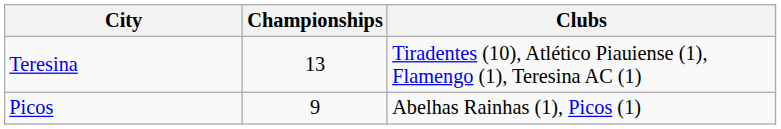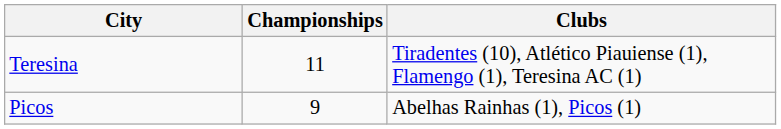(315, 64) 13 -> (315, 64) 11
